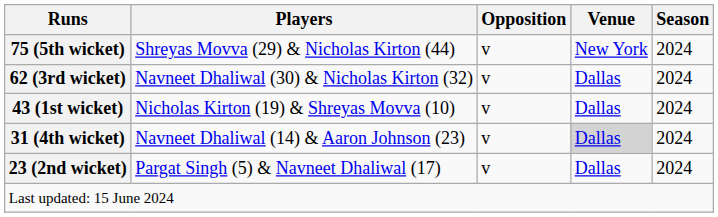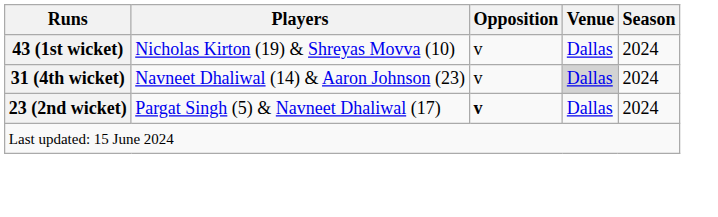- row: (68, 49)
- row: (68, 79)
(486, 168) normal -> (478, 108) bold
